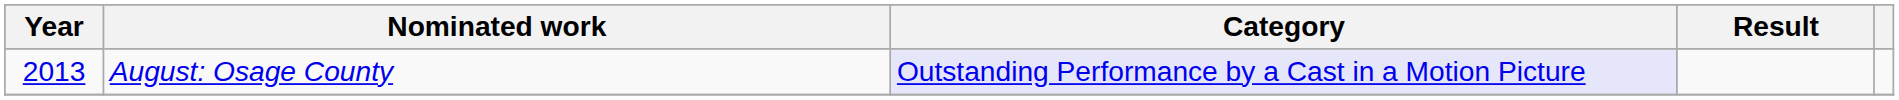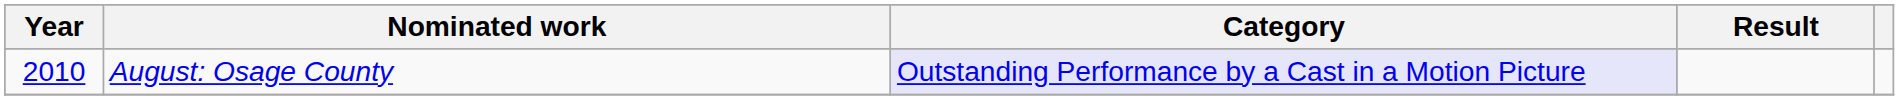(54, 71) 2013 -> (54, 71) 2010
